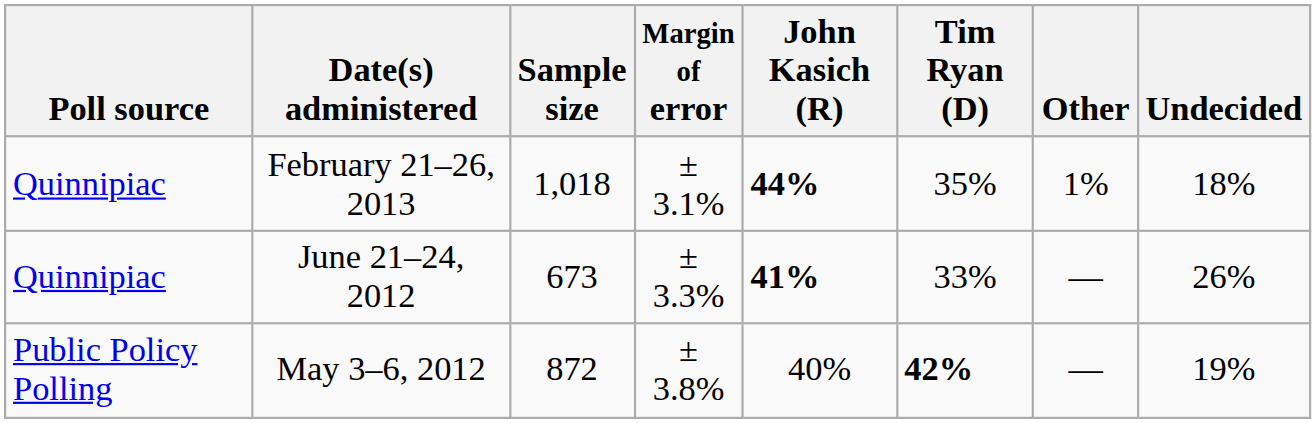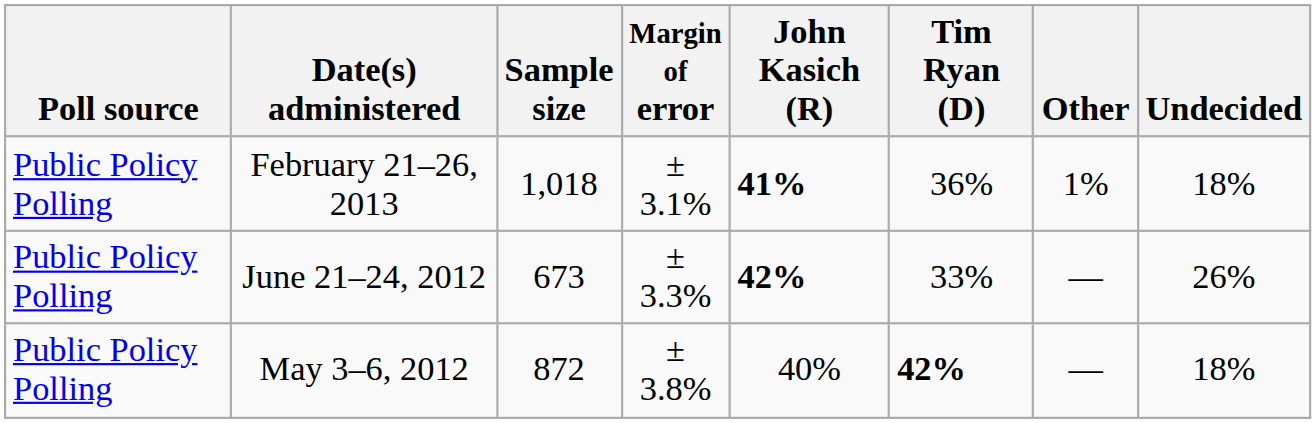(89, 183) Quinnipiac -> (105, 183) Public Policy Polling
(785, 183) 44% -> (772, 183) 41%
(965, 183) 35% -> (962, 183) 36%
(89, 276) Quinnipiac -> (105, 276) Public Policy Polling
(785, 276) 41% -> (772, 276) 42%
(1224, 369) 19% -> (1224, 369) 18%
